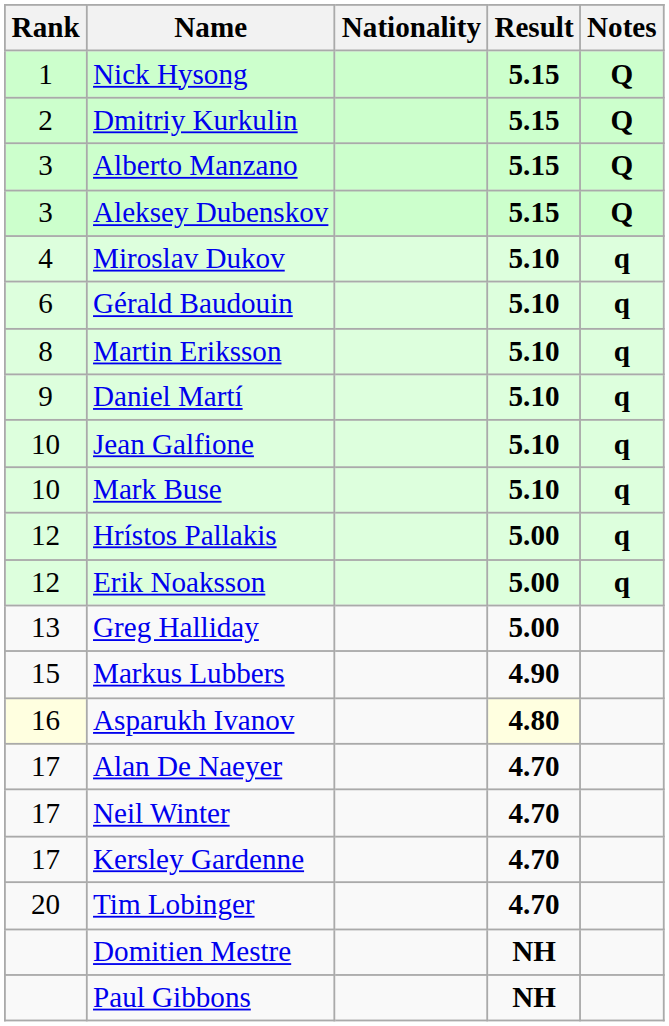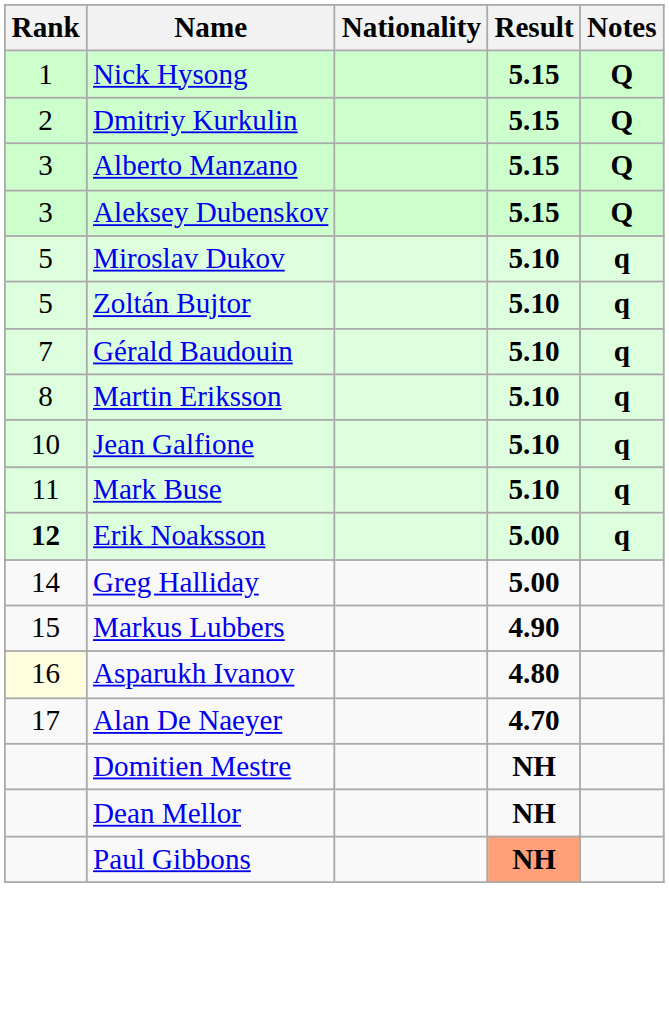(46, 258) 4 -> (46, 258) 5
+ row: (172, 304)
(46, 304) 6 -> (46, 350) 7
- row: (168, 397)
(46, 489) 10 -> (46, 489) 11
- row: (185, 535)
(46, 581) normal -> (46, 535) bold
(46, 627) 13 -> (46, 581) 14
(534, 720) lightyellow background -> (534, 674) no background
- row: (161, 812)
- row: (199, 858)
- row: (174, 905)
+ row: (167, 812)
(534, 997) no background -> (534, 858) lightsalmon background
